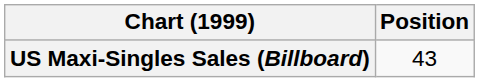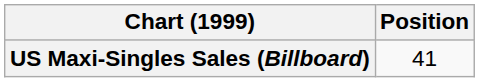(425, 58) 43 -> (425, 58) 41
